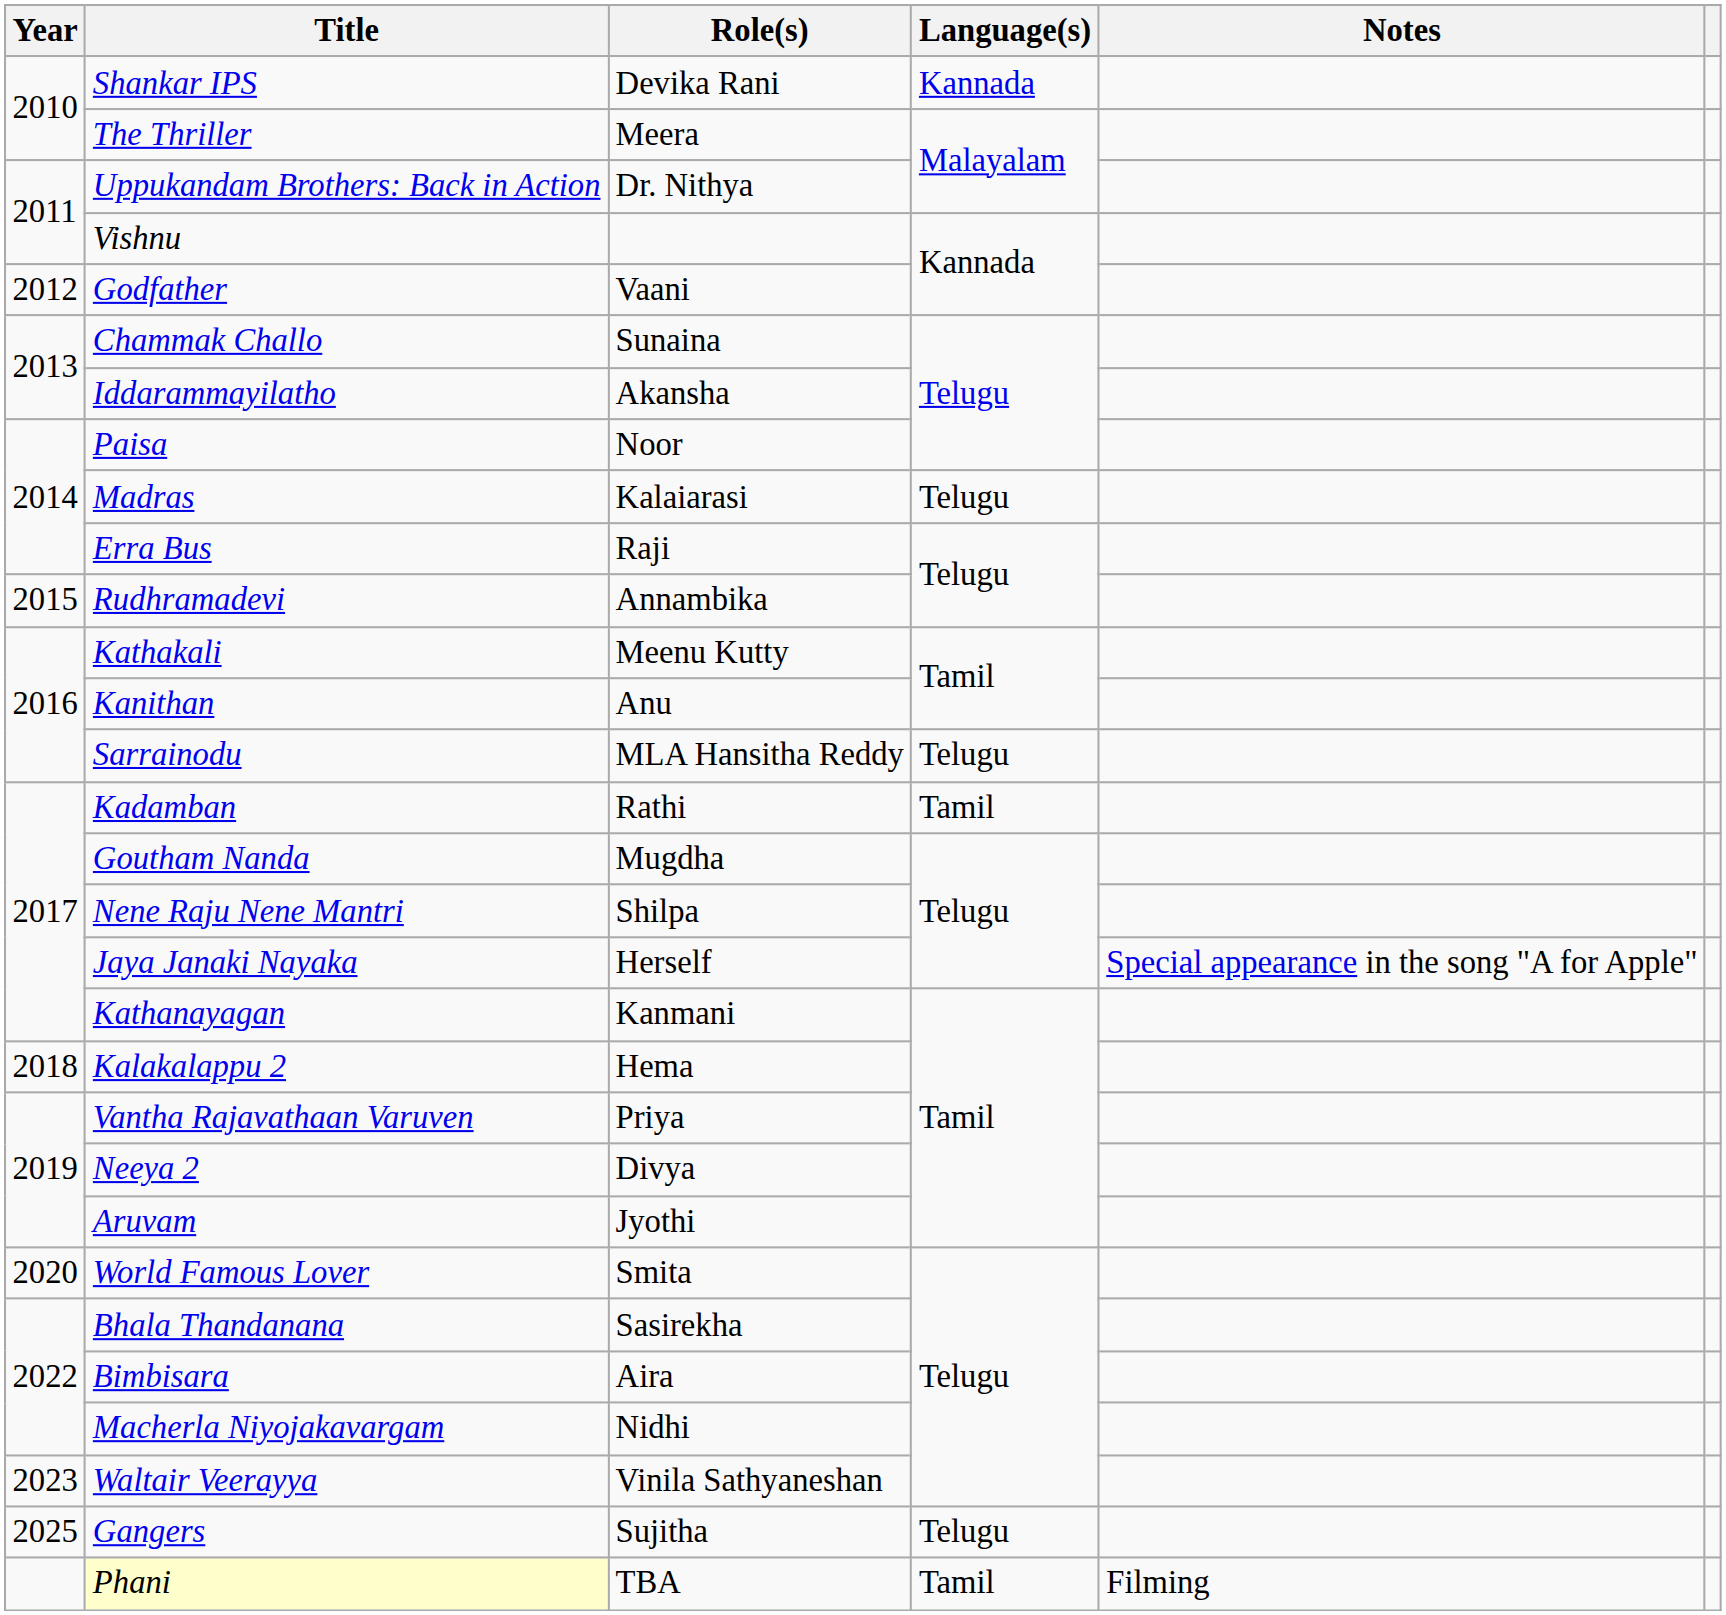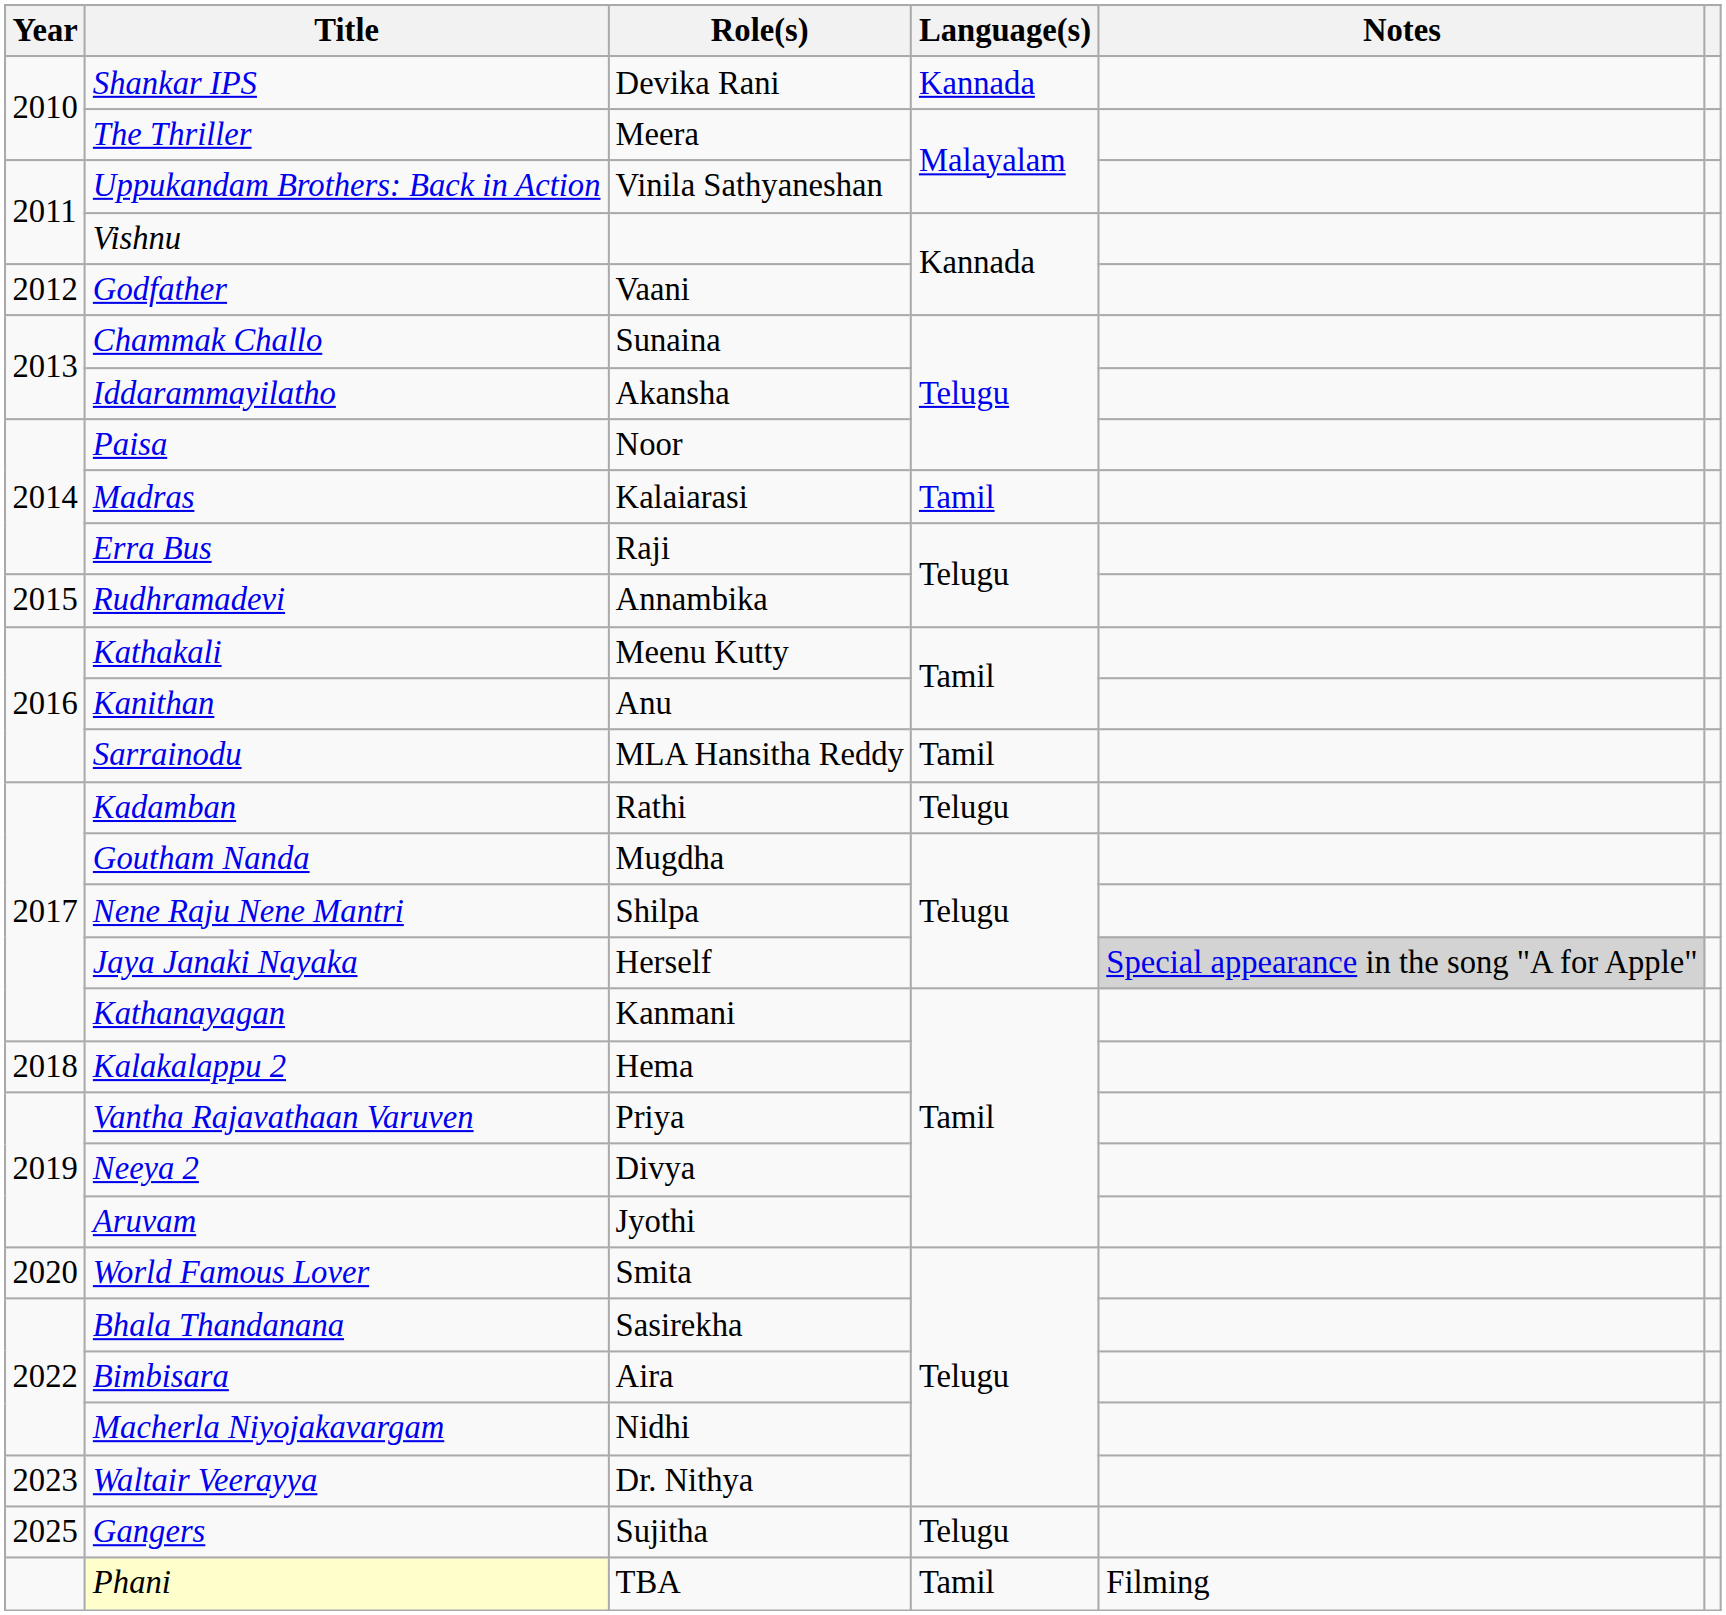(684, 185) Dr. Nithya -> (749, 185) Vinila Sathyaneshan
(964, 496) Telugu -> (957, 496) Tamil
(964, 755) Telugu -> (957, 755) Tamil
(957, 806) Tamil -> (964, 806) Telugu
(1402, 962) no background -> (1402, 962) lightgrey background
(749, 1479) Vinila Sathyaneshan -> (684, 1479) Dr. Nithya
